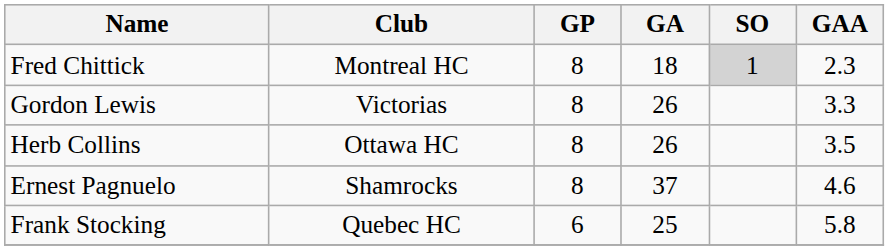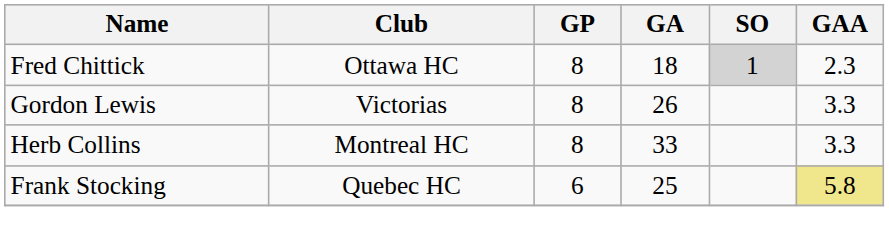(401, 64) Montreal HC -> (401, 64) Ottawa HC
(401, 144) Ottawa HC -> (401, 144) Montreal HC
(665, 144) 26 -> (665, 144) 33
(840, 144) 3.5 -> (840, 144) 3.3
- row: (93, 184)
(840, 225) no background -> (840, 184) khaki background
